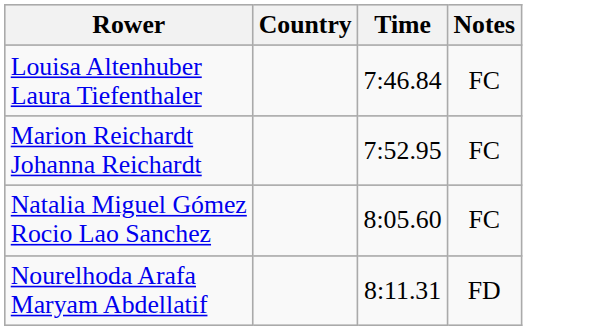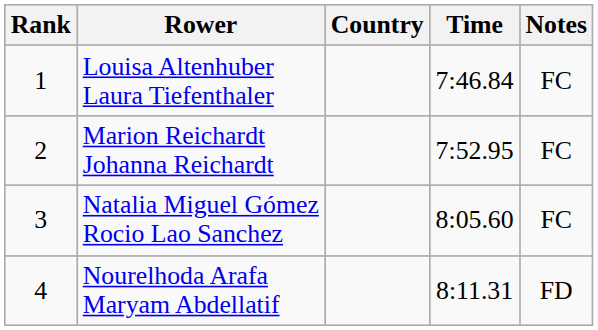+ column: (41, 24)
